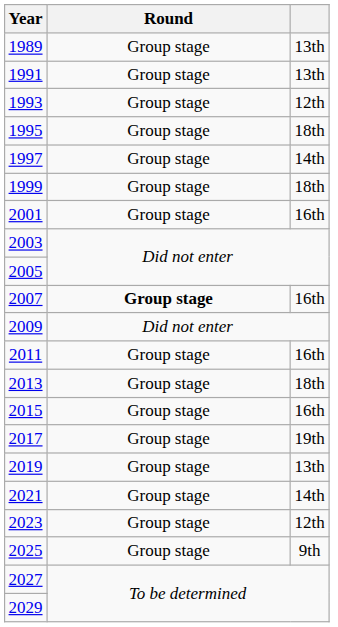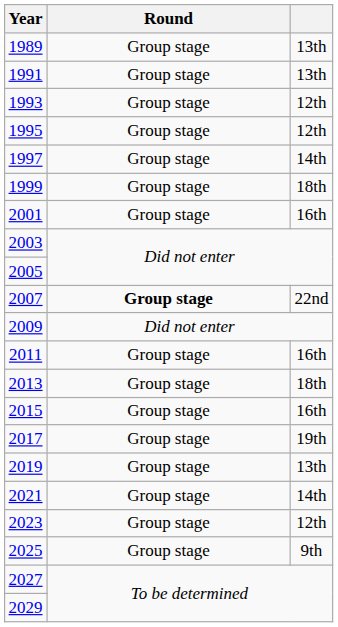(310, 131) 18th -> (311, 131) 12th
(310, 299) 16th -> (311, 299) 22nd
